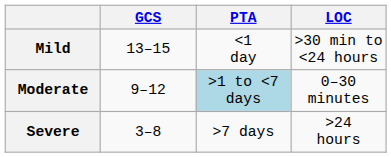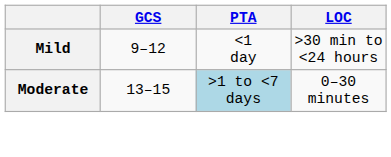(148, 50) 13–15 -> (148, 50) 9–12
(148, 91) 9–12 -> (148, 91) 13–15
- row: (53, 131)
